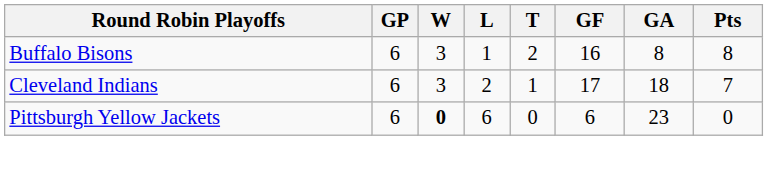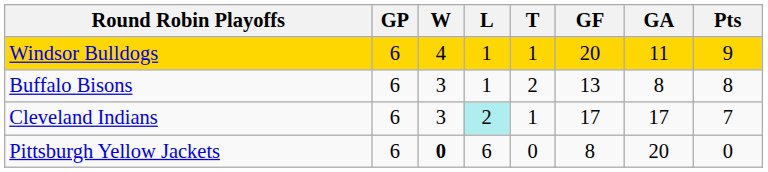+ row: (84, 53)
(590, 53) 16 -> (590, 85) 13
(487, 85) no background -> (487, 118) paleturquoise background
(659, 85) 18 -> (659, 118) 17
(590, 118) 6 -> (590, 150) 8
(659, 118) 23 -> (659, 150) 20
